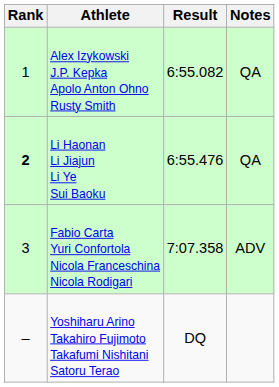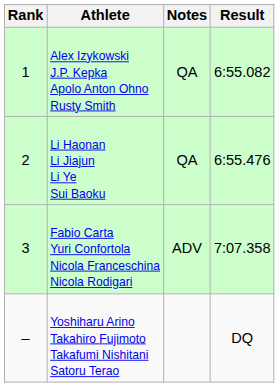columns swapped: (195, 16) <-> (250, 16)
(26, 160) bold -> (26, 160) normal
